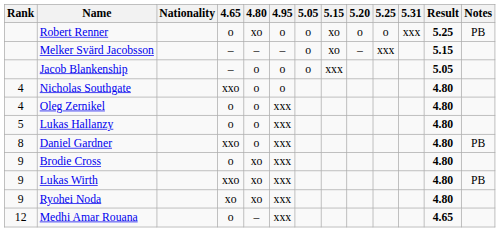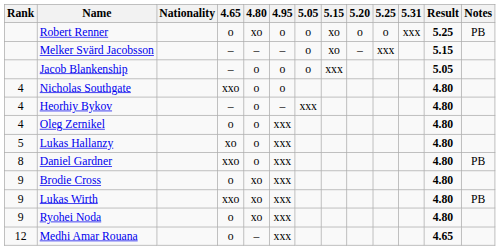+ row: (76, 106)
(231, 124) o -> (231, 143) xo
(231, 198) xo -> (231, 217) o
